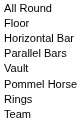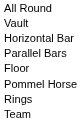rows swapped: (17, 23) <-> (16, 69)
